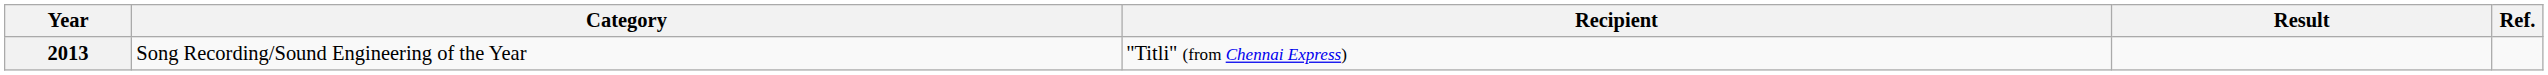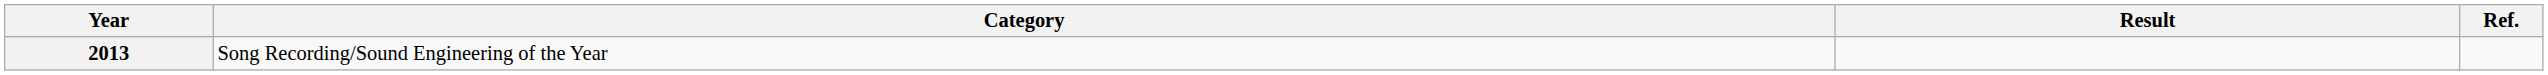- column: (1616, 20)
